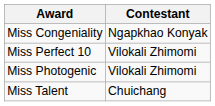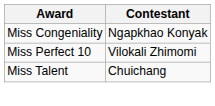- row: (52, 71)
